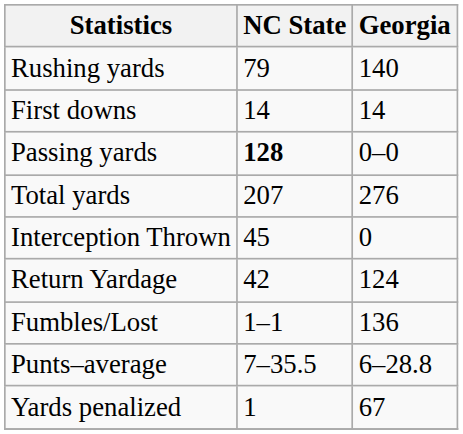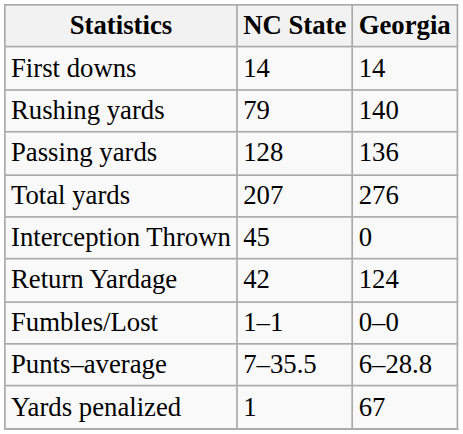rows swapped: (74, 110) <-> (88, 68)
(263, 152) bold -> (263, 152) normal
(379, 152) 0–0 -> (379, 152) 136
(379, 322) 136 -> (379, 322) 0–0
